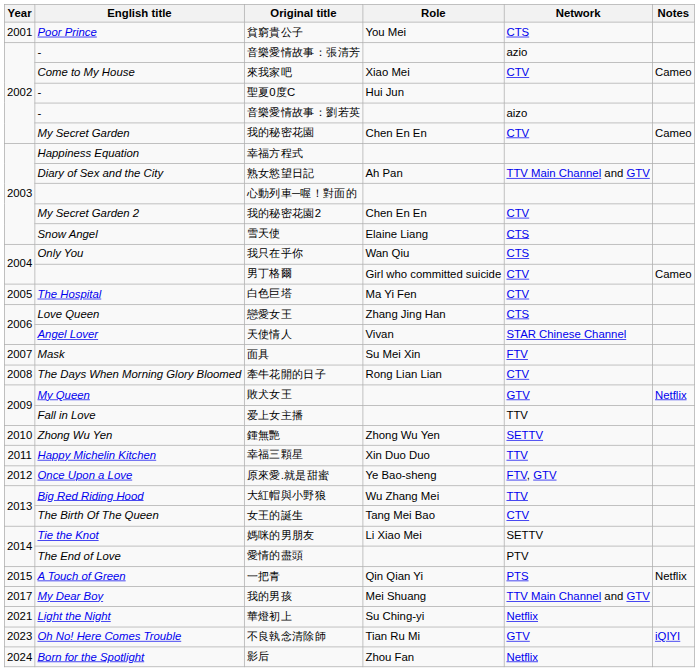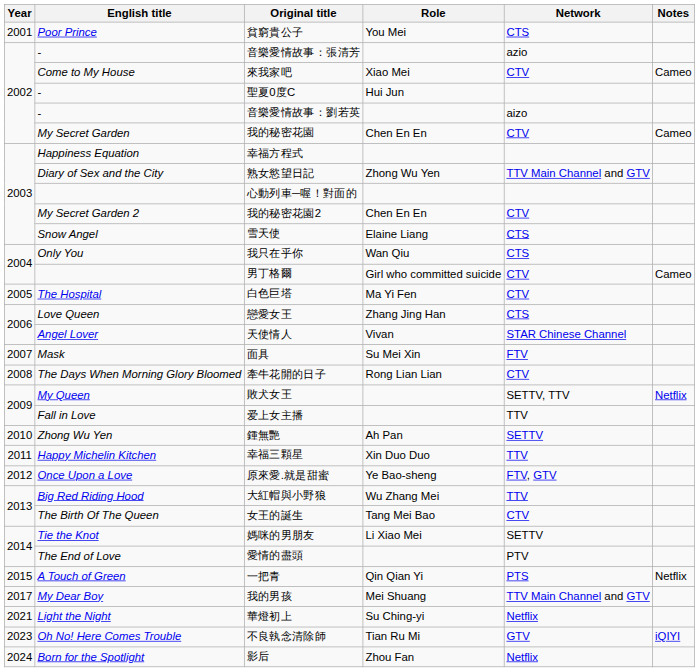(384, 173) Ah Pan -> (403, 173) Zhong Wu Yen
(518, 395) GTV -> (538, 395) SETTV, TTV
(403, 435) Zhong Wu Yen -> (384, 435) Ah Pan
